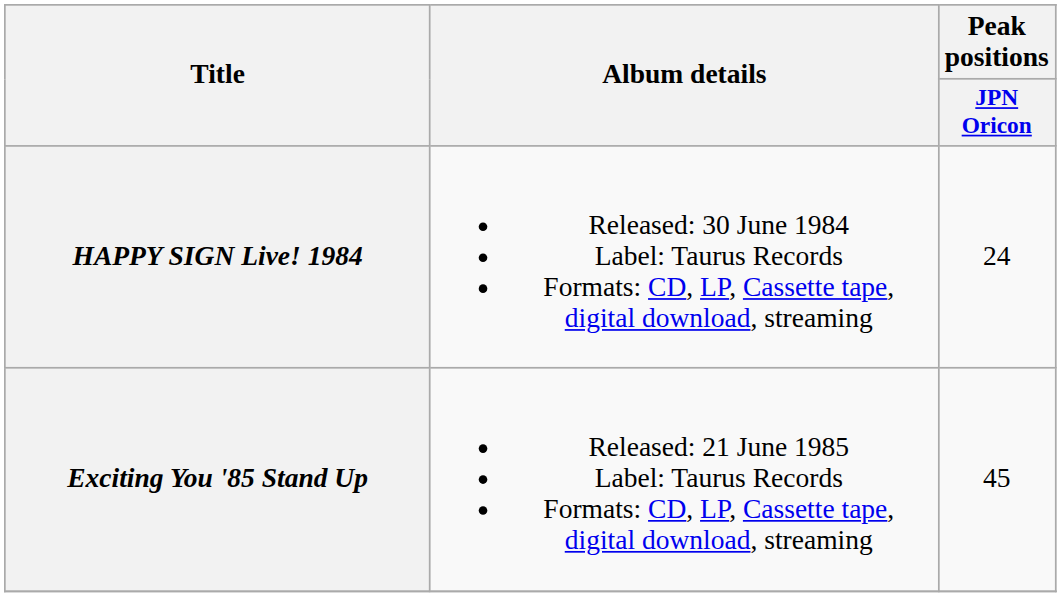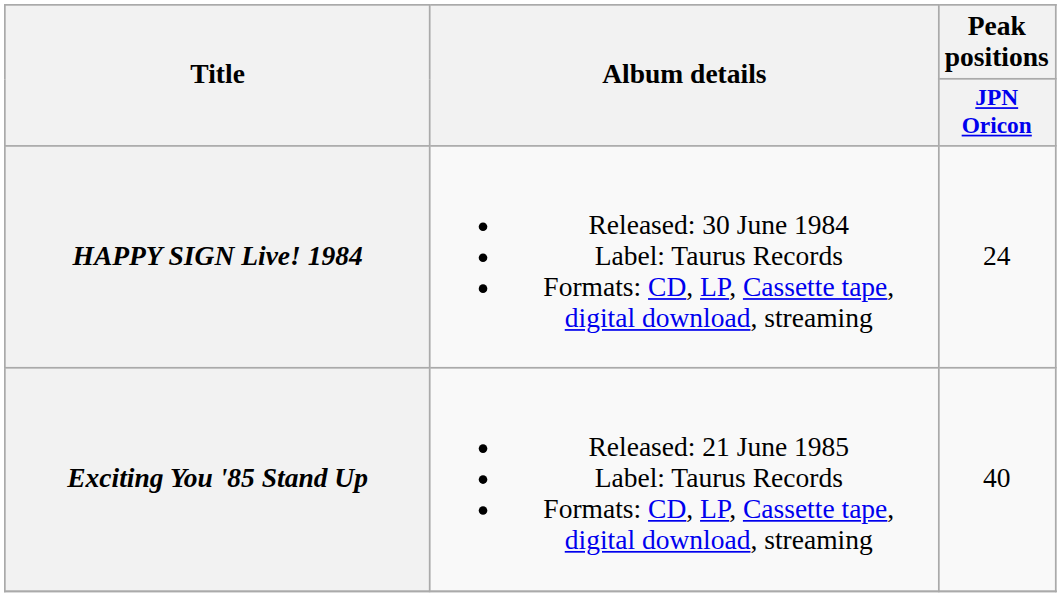(997, 479) 45 -> (997, 479) 40
